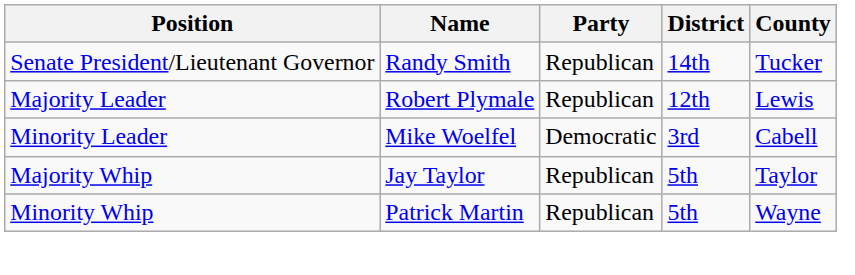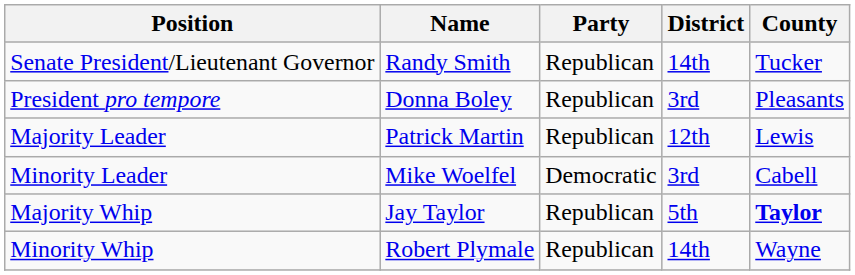+ row: (115, 99)
(460, 99) Robert Plymale -> (455, 136) Patrick Martin
(786, 174) normal -> (789, 212) bold
(455, 212) Patrick Martin -> (460, 250) Robert Plymale
(683, 212) 5th -> (689, 250) 14th
